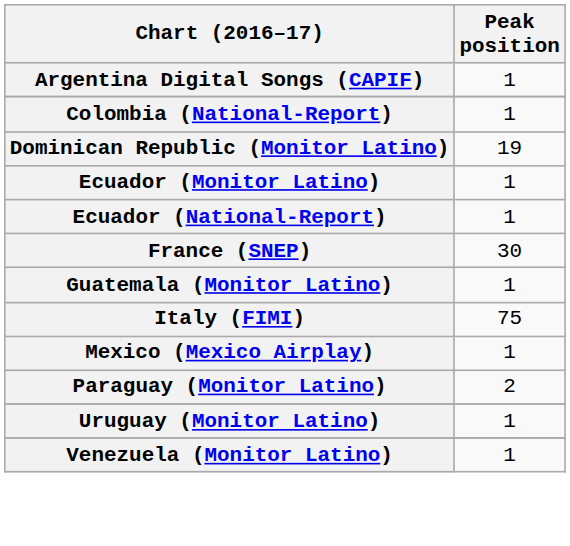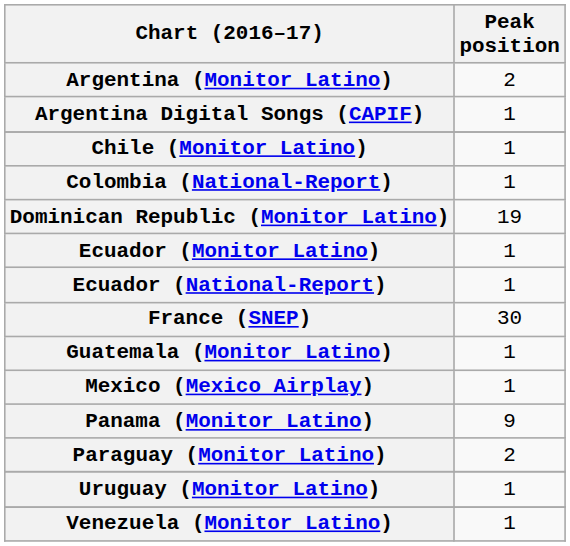+ row: (230, 80)
+ row: (230, 148)
- row: (230, 319)
+ row: (230, 421)
